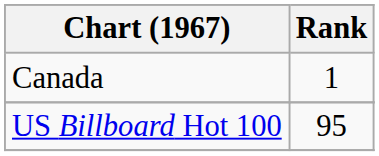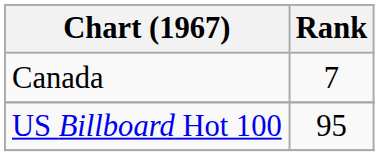(331, 77) 1 -> (331, 77) 7
